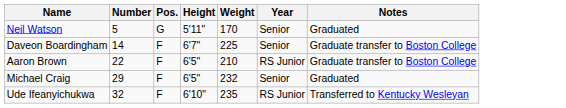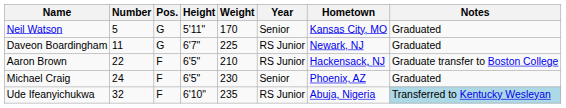+ column: (348, 12)
(118, 45) 14 -> (118, 45) 11
(159, 45) F -> (160, 45) G
(274, 45) Senior -> (282, 45) RS Junior
(393, 45) Graduate transfer to Boston College -> (416, 45) Graduated
(118, 78) 29 -> (118, 78) 24
(229, 78) 232 -> (229, 78) 230
(389, 95) no background -> (471, 95) lightblue background
